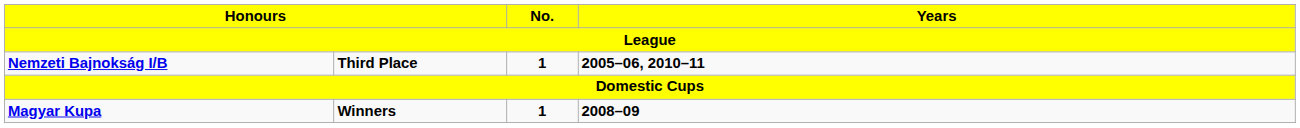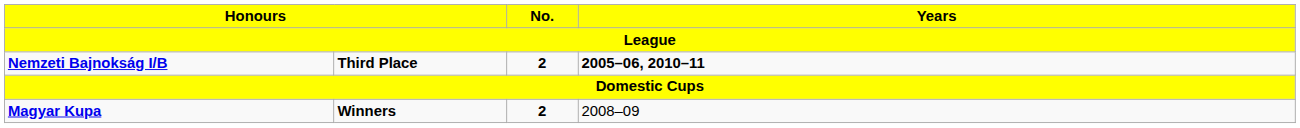(542, 63) 1 -> (542, 63) 2
(542, 110) 1 -> (542, 110) 2
(610, 110) bold -> (610, 110) normal
